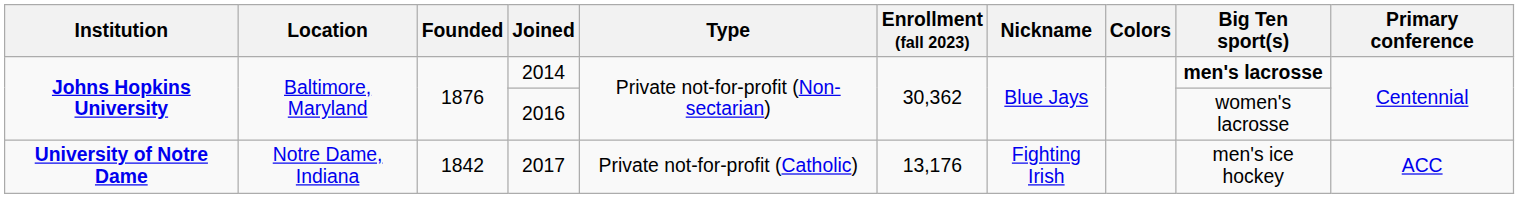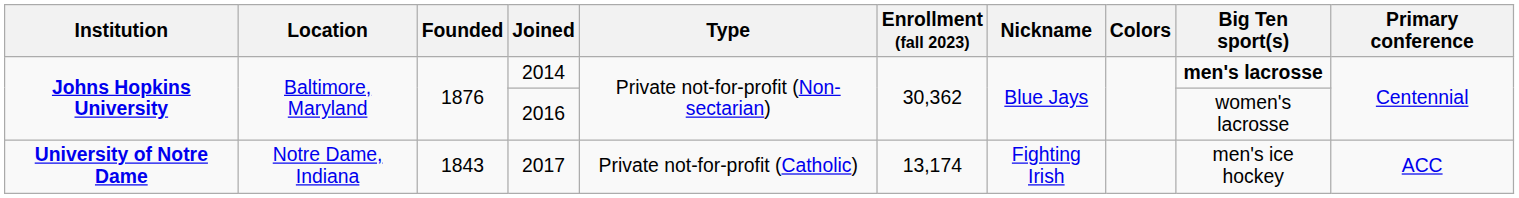(463, 166) 1842 -> (463, 166) 1843
(932, 166) 13,176 -> (932, 166) 13,174
